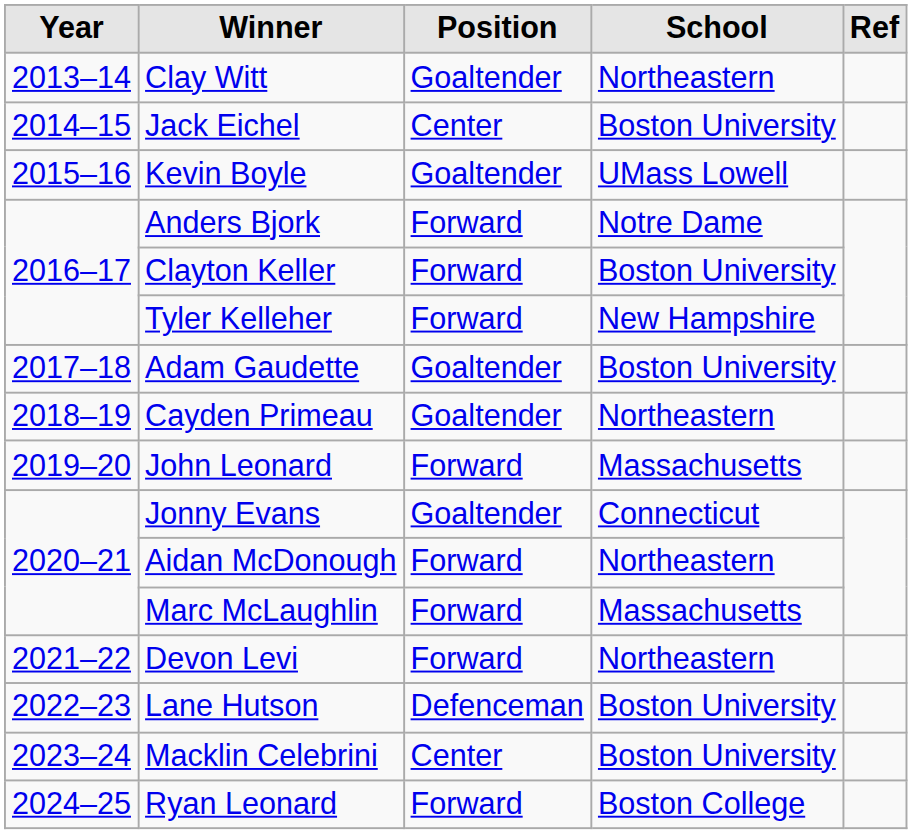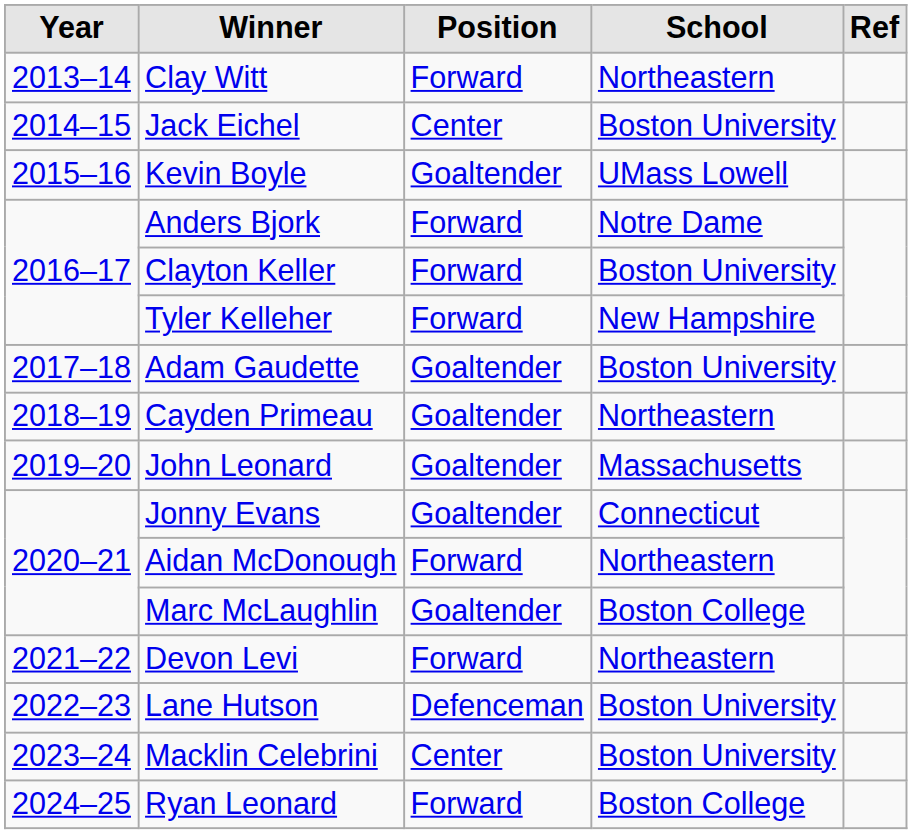(486, 77) Goaltender -> (467, 77) Forward
(467, 464) Forward -> (486, 464) Goaltender
(467, 610) Forward -> (486, 610) Goaltender
(700, 610) Massachusetts -> (702, 610) Boston College
